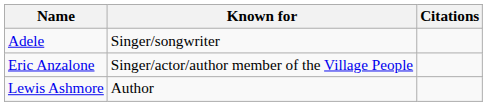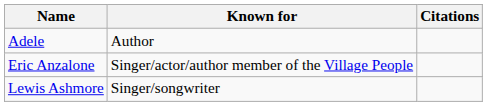(165, 40) Singer/songwriter -> (132, 40) Author
(132, 88) Author -> (165, 88) Singer/songwriter
